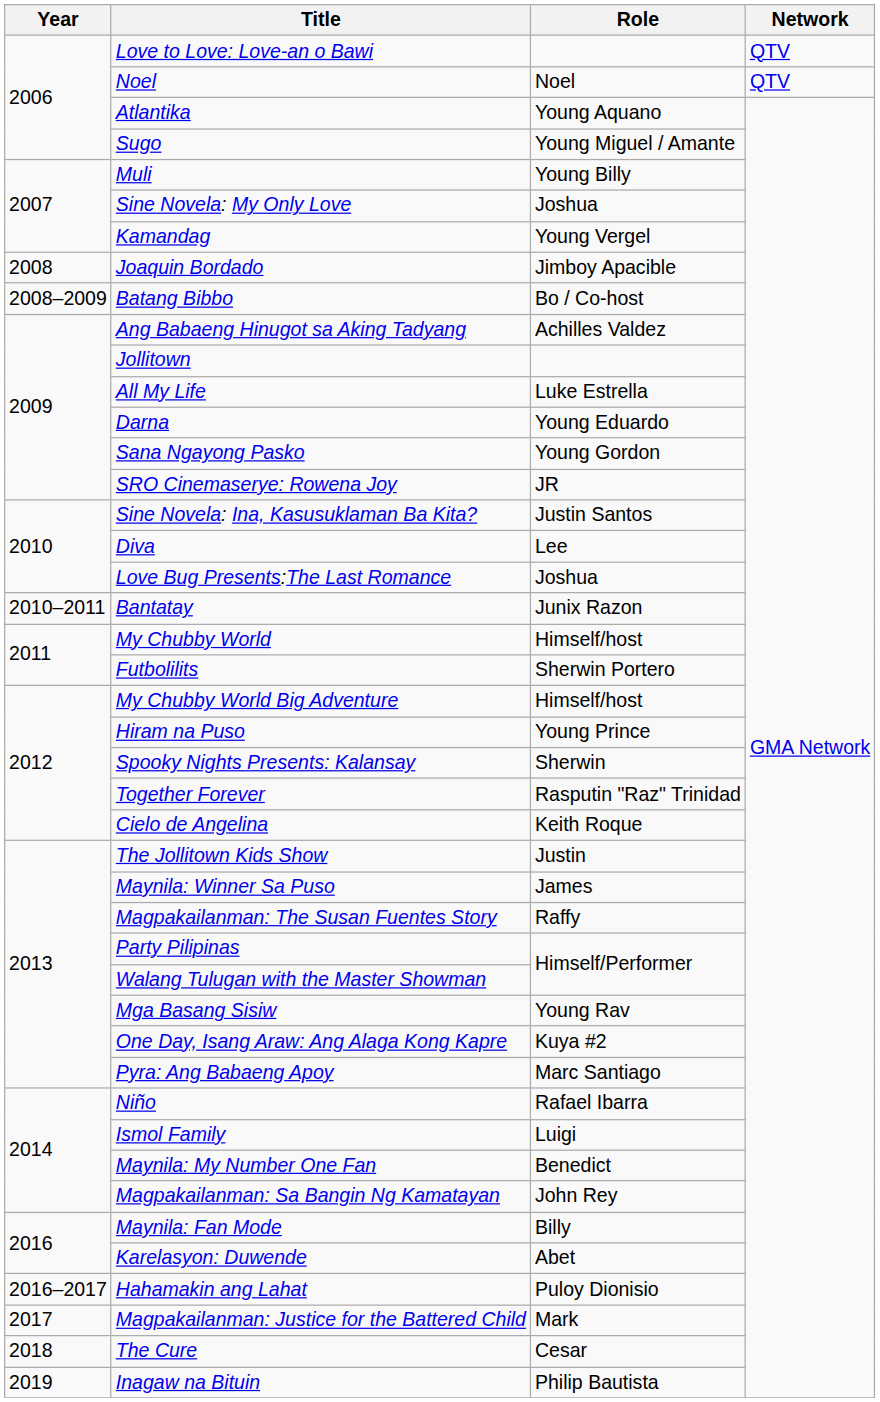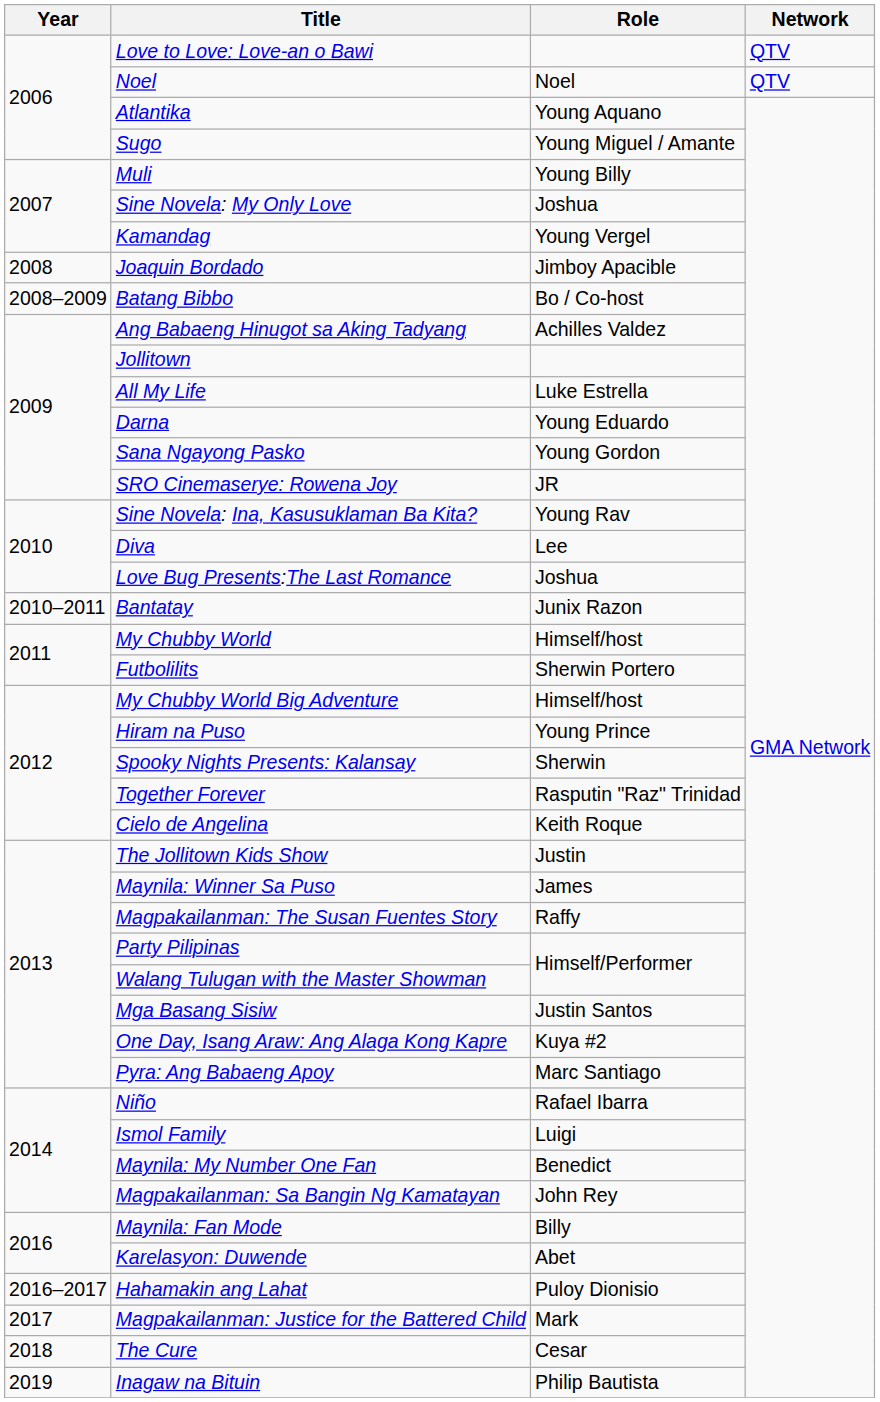(594, 515) Justin Santos -> (582, 515) Young Rav
(582, 1010) Young Rav -> (594, 1010) Justin Santos
